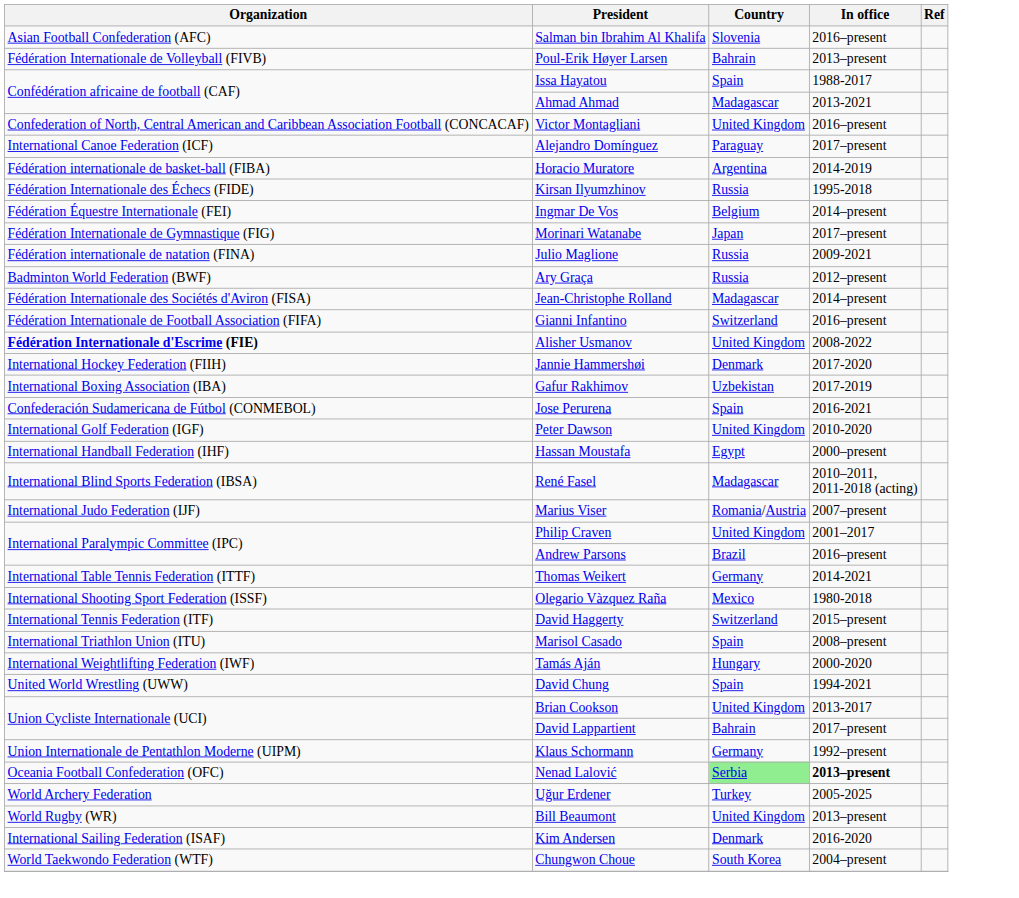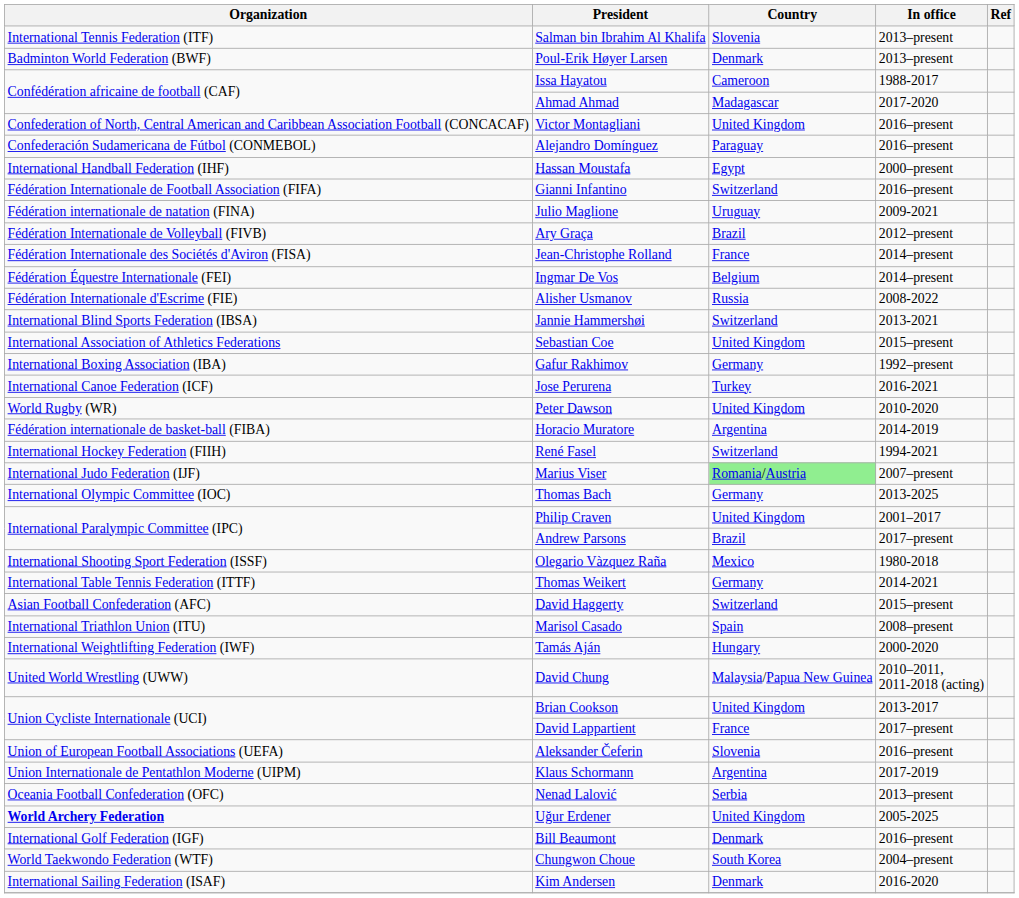(109, 37) Asian Football Confederation (AFC) -> (110, 37) International Tennis Federation (ITF)
(849, 37) 2016–present -> (916, 37) 2013–present
(137, 59) Fédération Internationale de Volleyball (FIVB) -> (109, 59) Badminton World Federation (BWF)
(734, 59) Bahrain -> (738, 59) Denmark
(728, 80) Spain -> (741, 80) Cameroon
(842, 102) 2013-2021 -> (909, 102) 2017-2020
(110, 146) International Canoe Federation (ICF) -> (162, 146) Confederación Sudamericana de Fútbol (CONMEBOL)
(849, 146) 2017–present -> (916, 146) 2016–present
rows swapped: (585, 168) <-> (583, 451)
- row: (590, 189)
rows swapped: (581, 320) <-> (577, 211)
- row: (588, 233)
(730, 255) Russia -> (736, 211) Uruguay
(109, 277) Badminton World Federation (BWF) -> (137, 233) Fédération Internationale de Volleyball (FIVB)
(730, 277) Russia -> (729, 233) Brazil
(745, 299) Madagascar -> (731, 255) France
(133, 342) bold -> (123, 299) normal
(758, 342) United Kingdom -> (730, 299) Russia
(117, 364) International Hockey Federation (FIIH) -> (132, 320) International Blind Sports Federation (IBSA)
(738, 364) Denmark -> (745, 320) Switzerland
(842, 364) 2017-2020 -> (909, 320) 2013-2021
+ row: (574, 342)
(743, 386) Uzbekistan -> (738, 364) Germany
(842, 386) 2017-2019 -> (916, 364) 1992–present
(162, 408) Confederación Sudamericana de Fútbol (CONMEBOL) -> (110, 386) International Canoe Federation (ICF)
(728, 408) Spain -> (732, 386) Turkey
(106, 430) International Golf Federation (IGF) -> (62, 408) World Rugby (WR)
(132, 481) International Blind Sports Federation (IBSA) -> (117, 451) International Hockey Federation (FIIH)
(745, 481) Madagascar -> (745, 451) Switzerland
(865, 481) 2010–2011, 2011-2018 (acting) -> (909, 451) 1994-2021
(759, 510) no background -> (759, 473) lightgreen background
+ row: (573, 495)
(849, 554) 2016–present -> (916, 539) 2017–present
rows swapped: (601, 598) <-> (581, 576)
(110, 620) International Tennis Federation (ITF) -> (109, 604) Asian Football Confederation (AFC)
(728, 685) Spain -> (792, 677) Malaysia/Papua New Guinea
(842, 685) 1994-2021 -> (932, 677) 2010–2011, 2011-2018 (acting)
(734, 729) Bahrain -> (731, 729) France
+ row: (589, 751)
(738, 751) Germany -> (739, 772) Argentina
(849, 751) 1992–present -> (909, 772) 2017-2019
(730, 772) lightgreen background -> (730, 794) no background
(851, 772) bold -> (916, 794) normal
(80, 794) normal -> (86, 816) bold
(732, 794) Turkey -> (758, 816) United Kingdom
(62, 816) World Rugby (WR) -> (106, 838) International Golf Federation (IGF)
(758, 816) United Kingdom -> (738, 838) Denmark
(849, 816) 2013–present -> (916, 838) 2016–present
rows swapped: (575, 838) <-> (585, 860)
